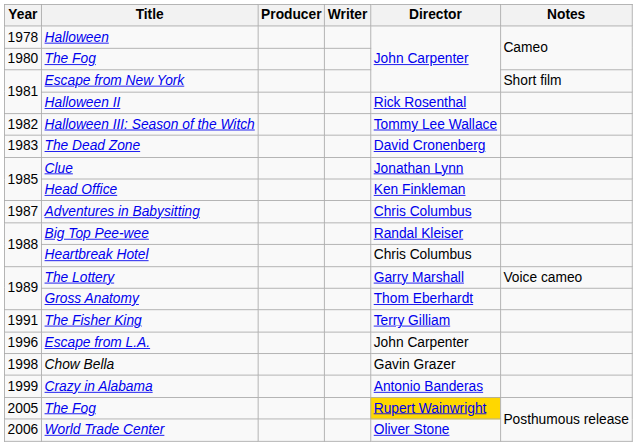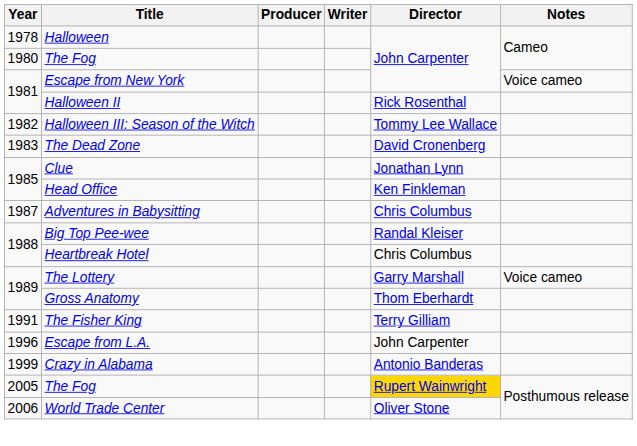(532, 80) Short film -> (543, 80) Voice cameo
- row: (23, 364)
